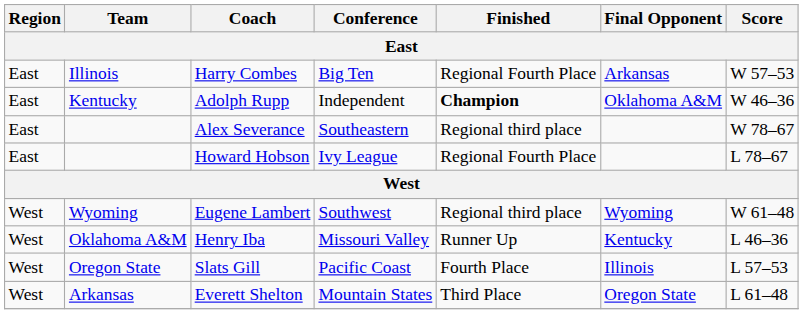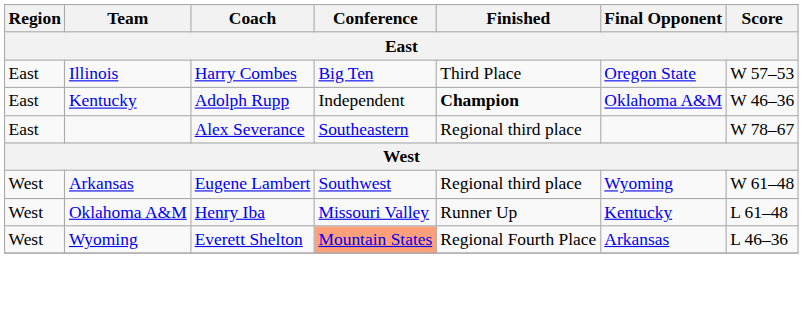(518, 73) Regional Fourth Place -> (481, 73) Third Place
(637, 73) Arkansas -> (650, 73) Oregon State
- row: (252, 156)
(103, 211) Wyoming -> (101, 184) Arkansas
(759, 239) L 46–36 -> (759, 211) L 61–48
- row: (227, 267)
(101, 294) Arkansas -> (103, 239) Wyoming
(375, 294) no background -> (375, 239) lightsalmon background
(481, 294) Third Place -> (518, 239) Regional Fourth Place
(650, 294) Oregon State -> (637, 239) Arkansas
(759, 294) L 61–48 -> (759, 239) L 46–36
